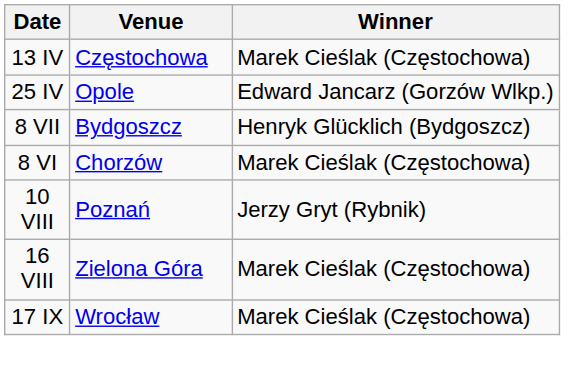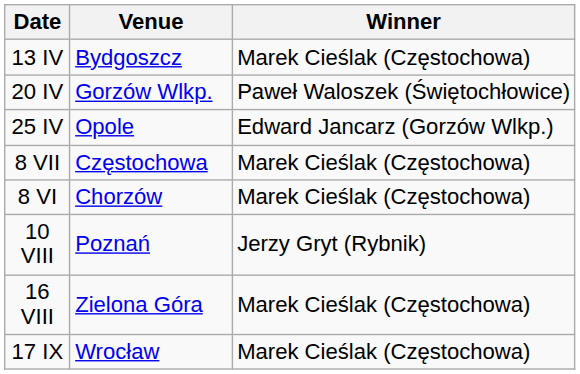(141, 57) Częstochowa -> (129, 57) Bydgoszcz
+ row: (37, 92)
(129, 127) Bydgoszcz -> (141, 162) Częstochowa
(384, 127) Henryk Glücklich (Bydgoszcz) -> (384, 162) Marek Cieślak (Częstochowa)
